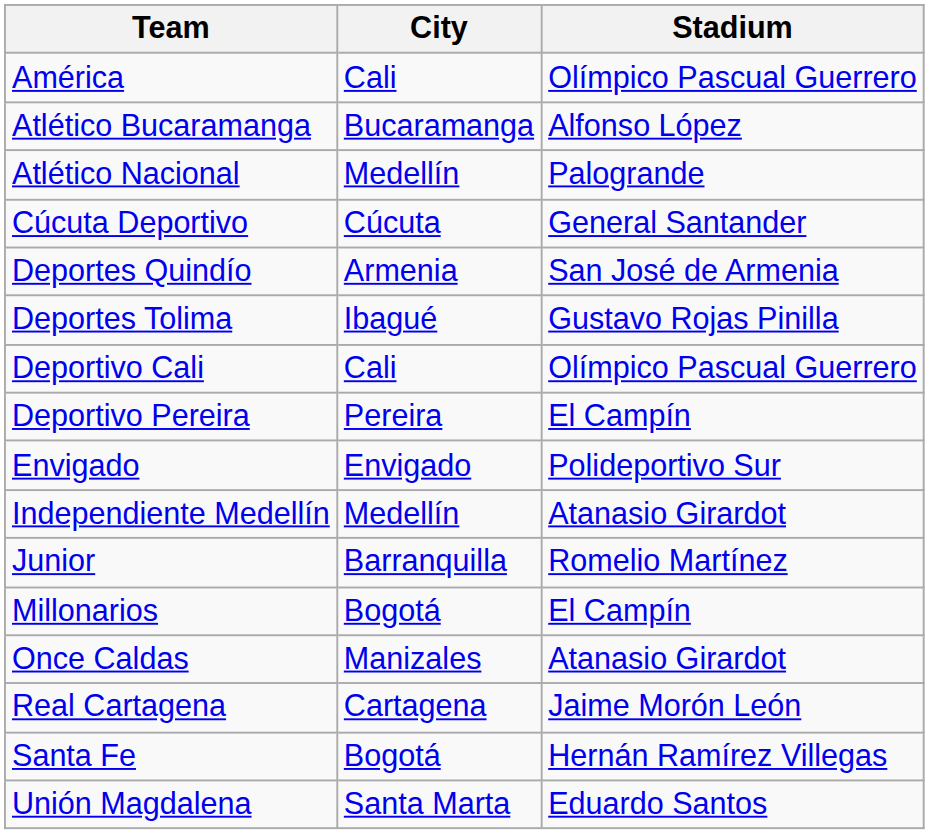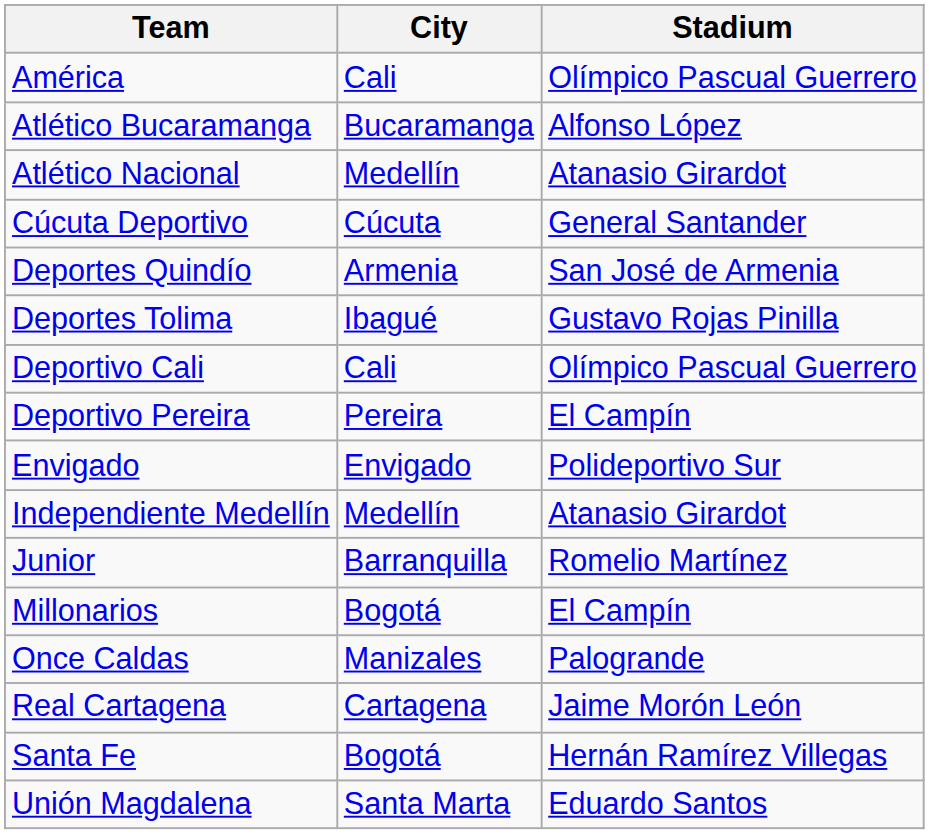(626, 174) Palogrande -> (667, 174) Atanasio Girardot
(667, 658) Atanasio Girardot -> (626, 658) Palogrande
